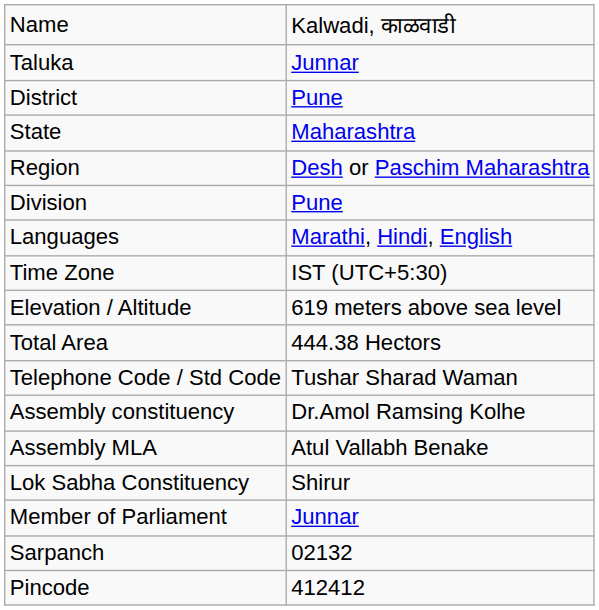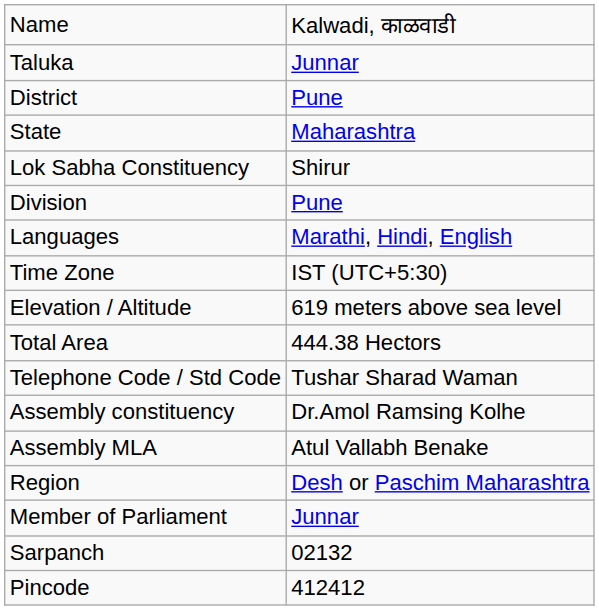rows swapped: (45, 167) <-> (129, 482)
